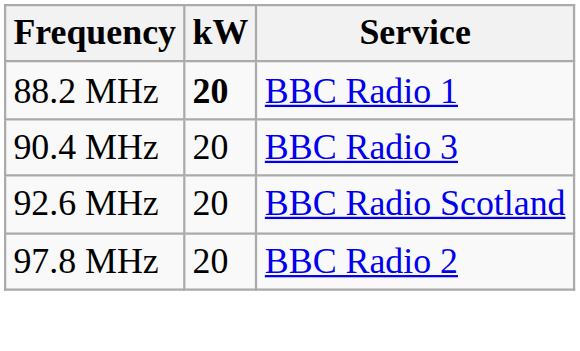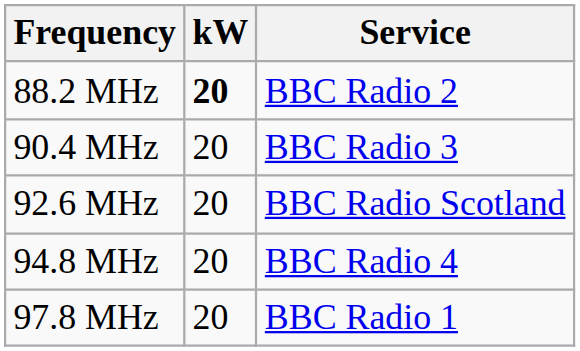(361, 89) BBC Radio 1 -> (361, 89) BBC Radio 2
+ row: (86, 260)
(361, 260) BBC Radio 2 -> (361, 317) BBC Radio 1
